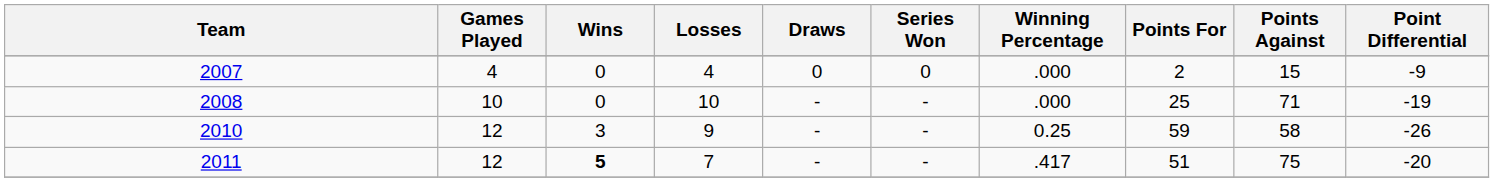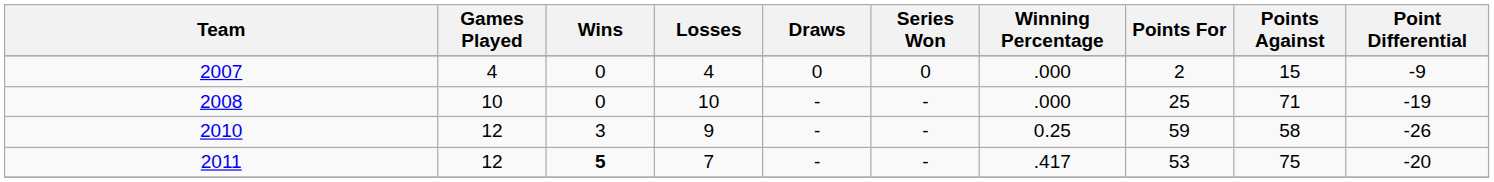(1179, 161) 51 -> (1179, 161) 53
